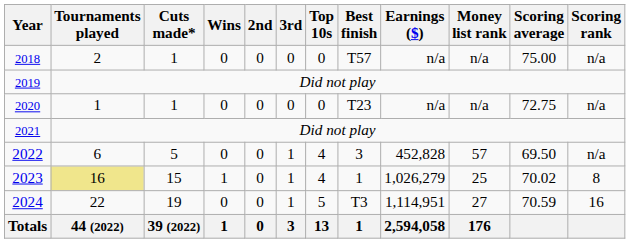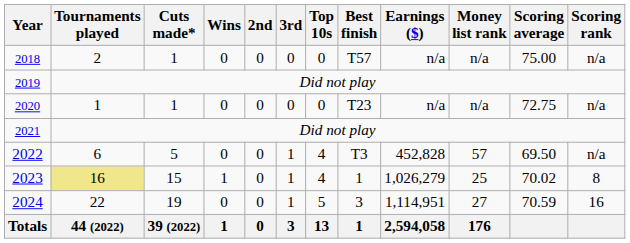(359, 154) 3 -> (359, 154) T3
(359, 202) T3 -> (359, 202) 3
